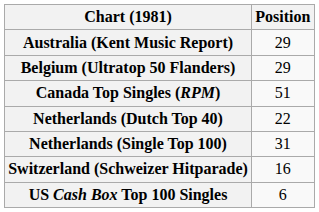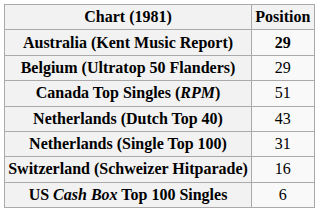(283, 42) normal -> (283, 42) bold
(283, 118) 22 -> (283, 118) 43
